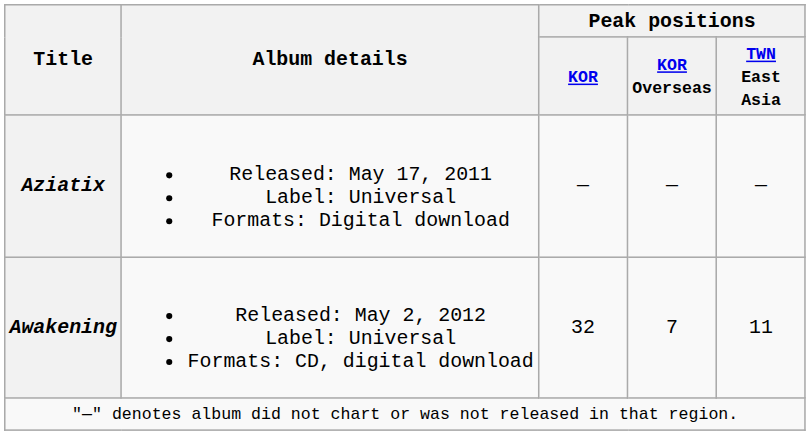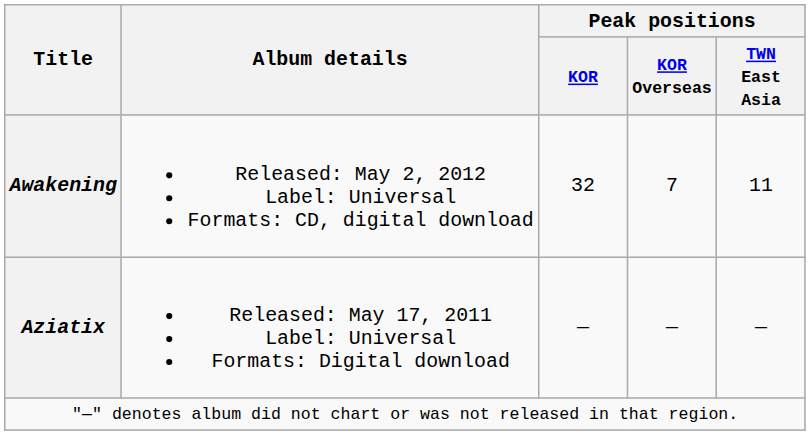rows swapped: (63, 186) <-> (63, 327)
